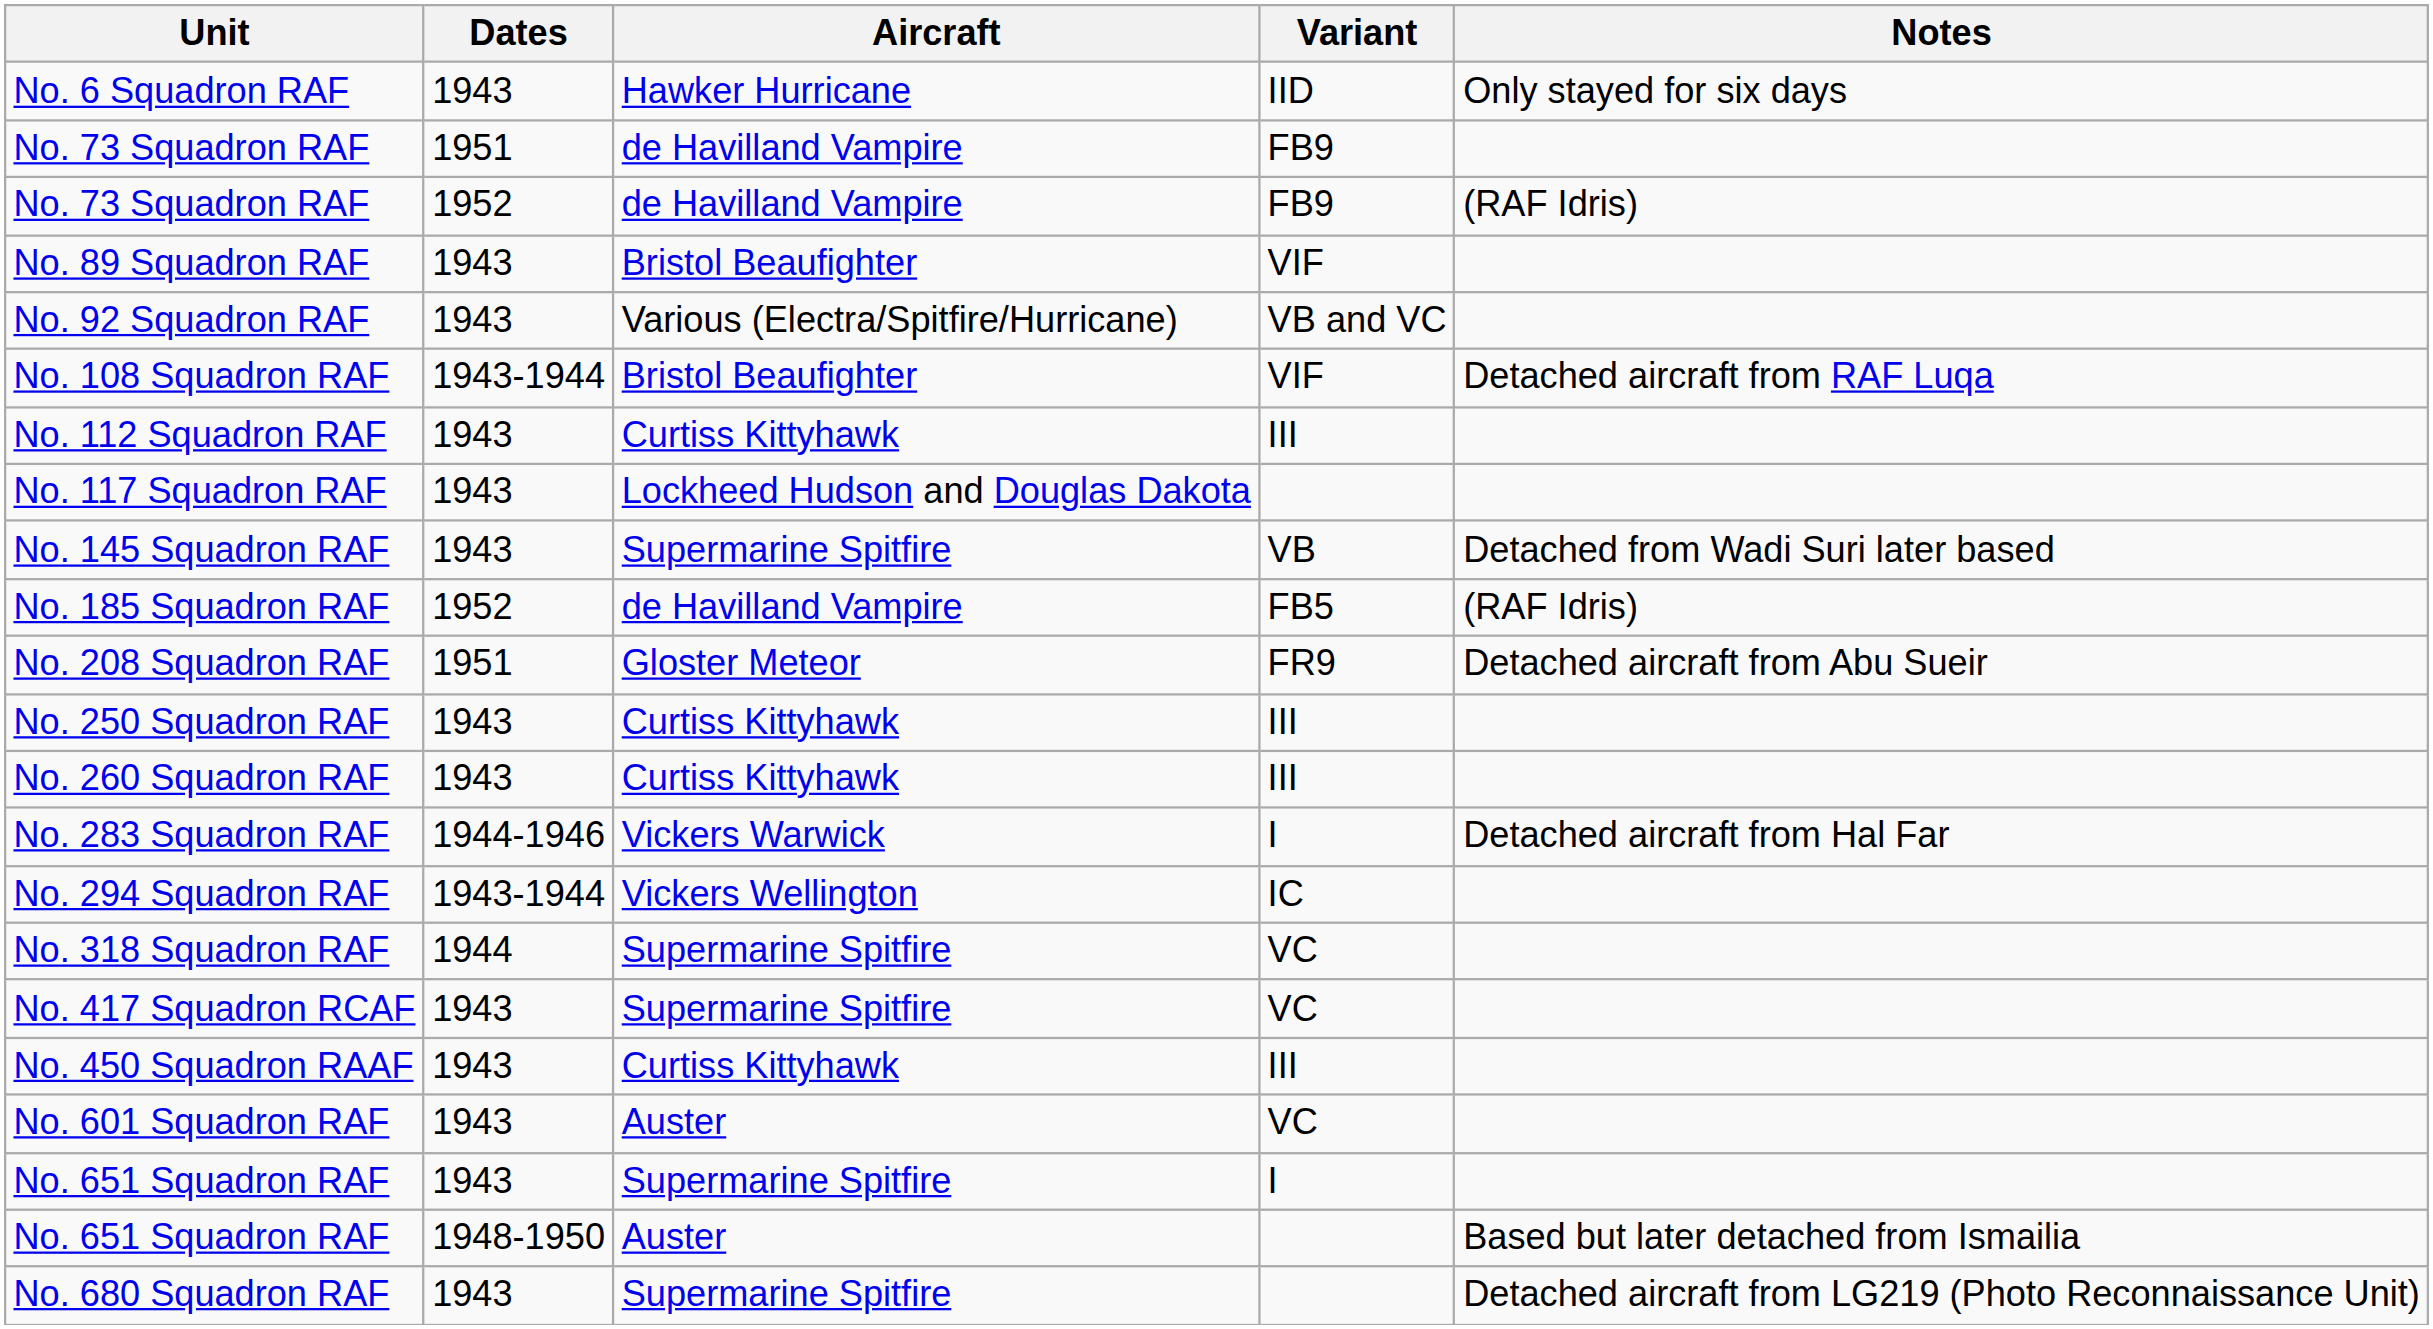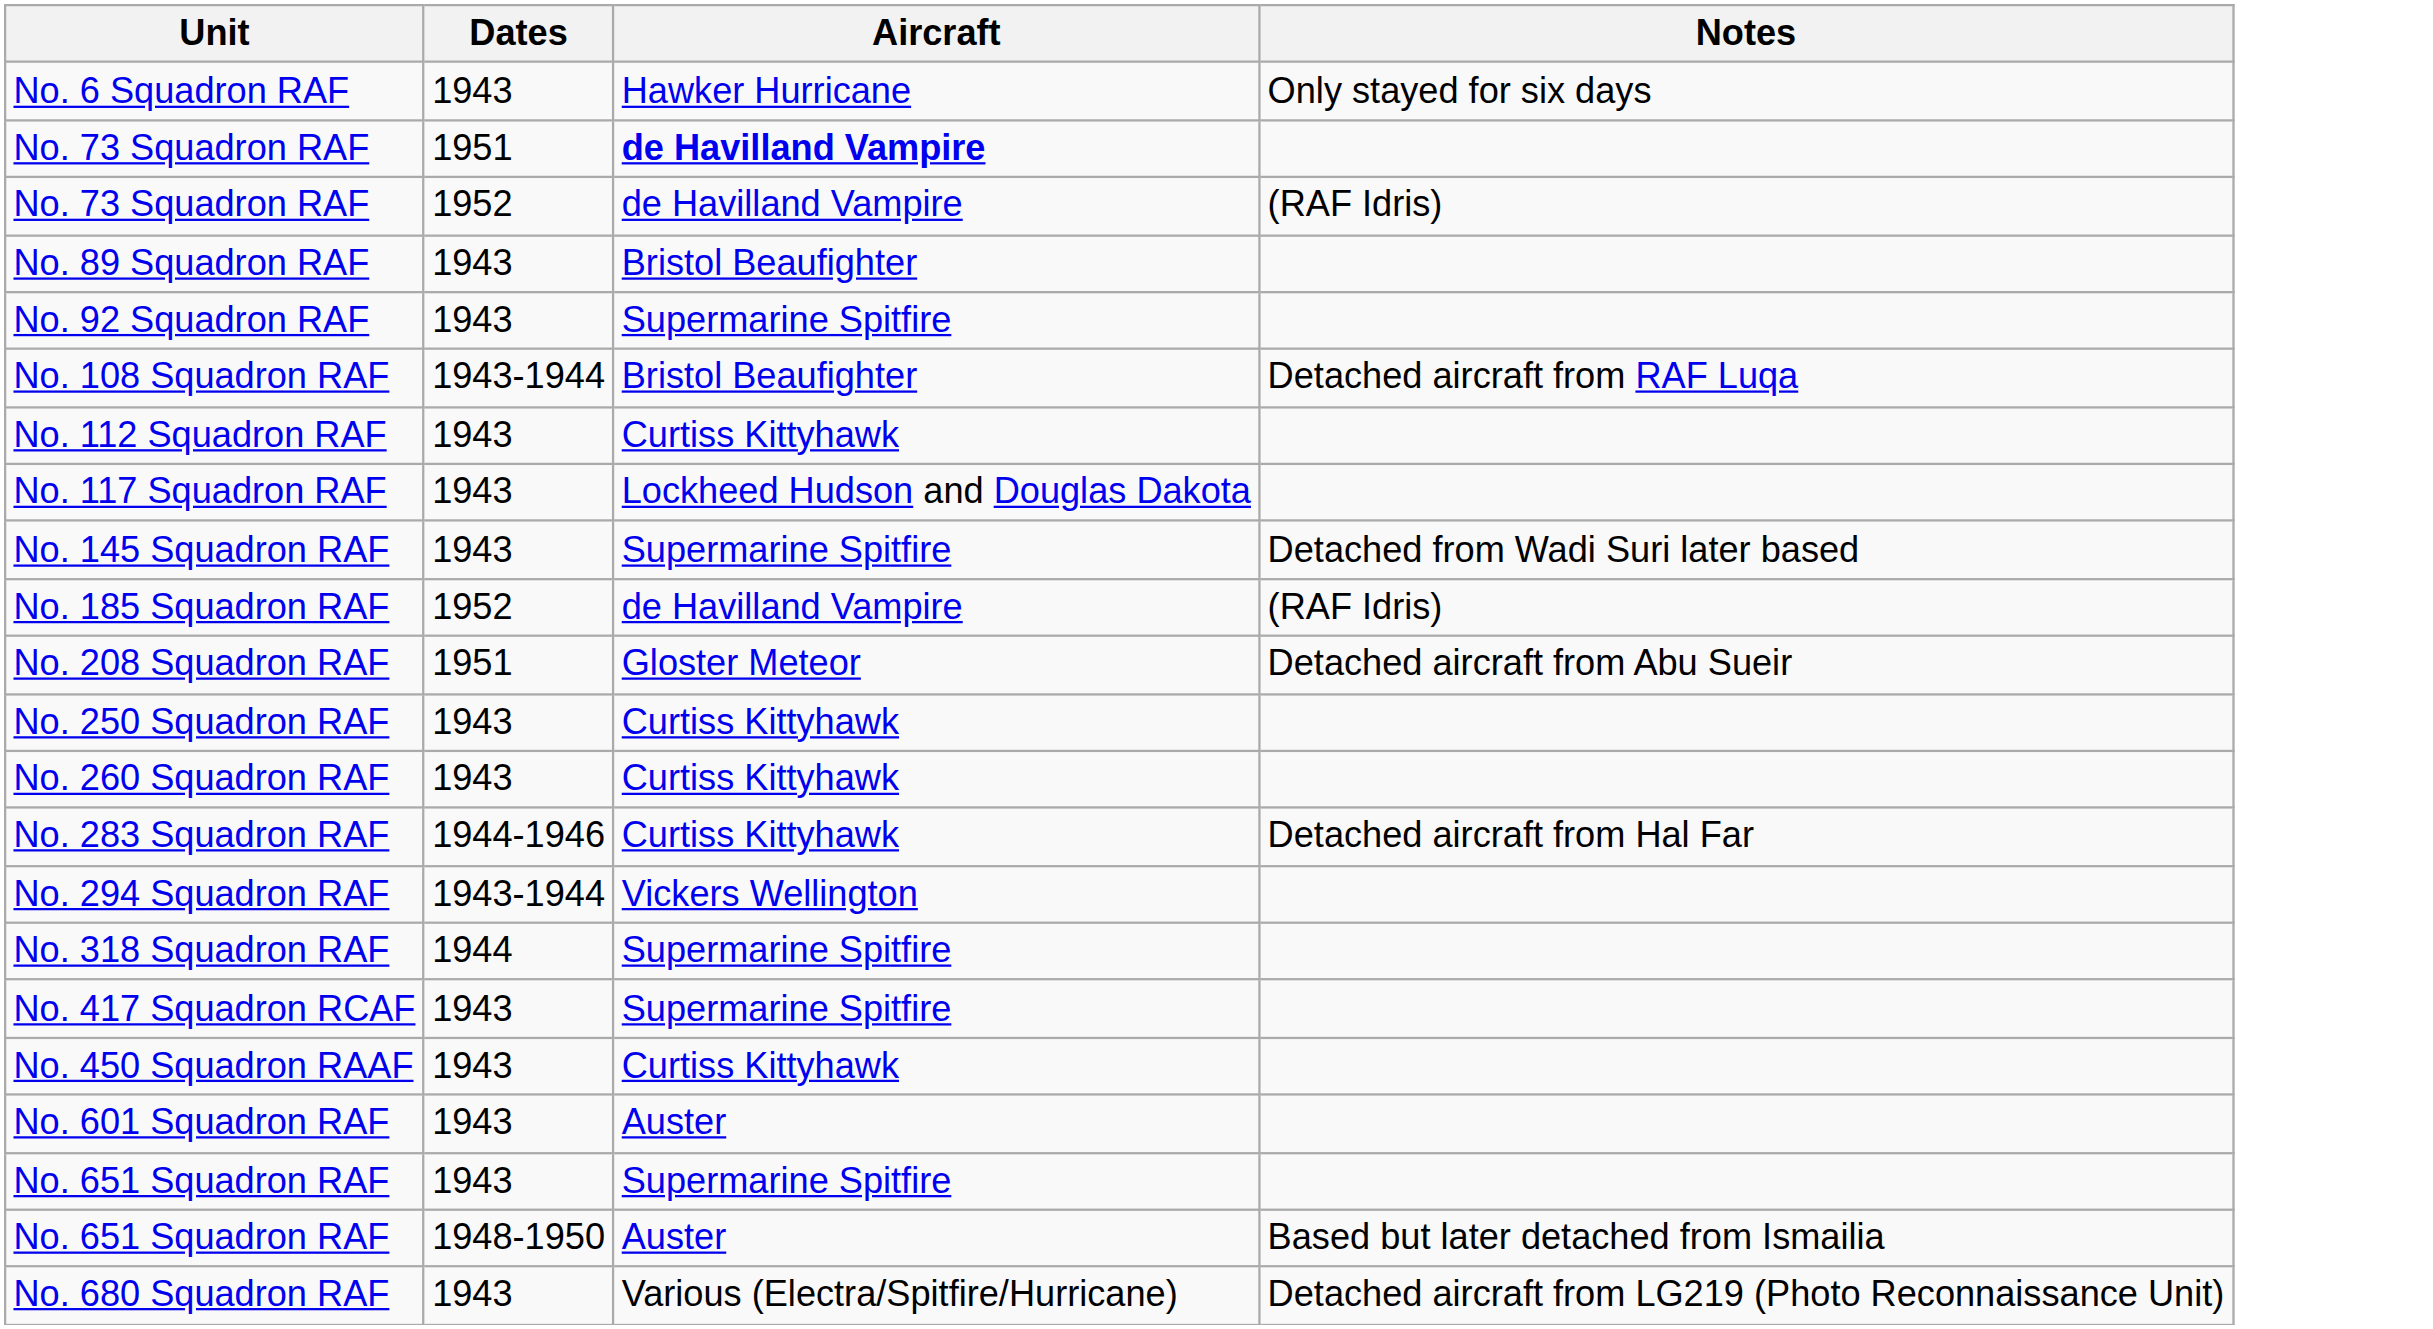- column: (1357, 33)
(792, 147) normal -> (804, 147) bold
(900, 319) Various (Electra/Spitfire/Hurricane) -> (787, 319) Supermarine Spitfire
(753, 836) Vickers Warwick -> (760, 836) Curtiss Kittyhawk
(787, 1294) Supermarine Spitfire -> (900, 1294) Various (Electra/Spitfire/Hurricane)
